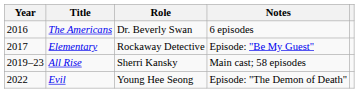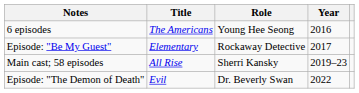columns swapped: (25, 12) <-> (278, 12)
(155, 29) Dr. Beverly Swan -> (256, 29) Young Hee Seong
(155, 79) Young Hee Seong -> (255, 79) Dr. Beverly Swan
